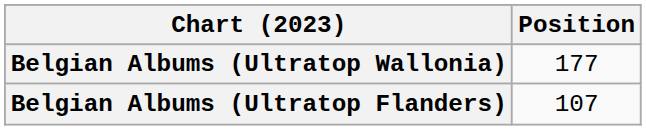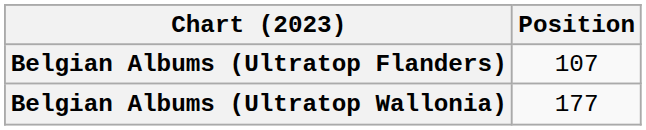rows swapped: (259, 104) <-> (259, 64)
